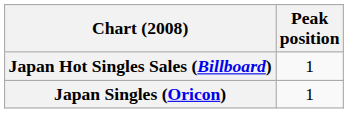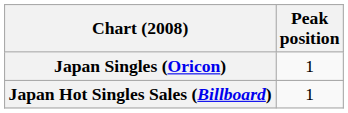rows swapped: (140, 94) <-> (140, 66)
